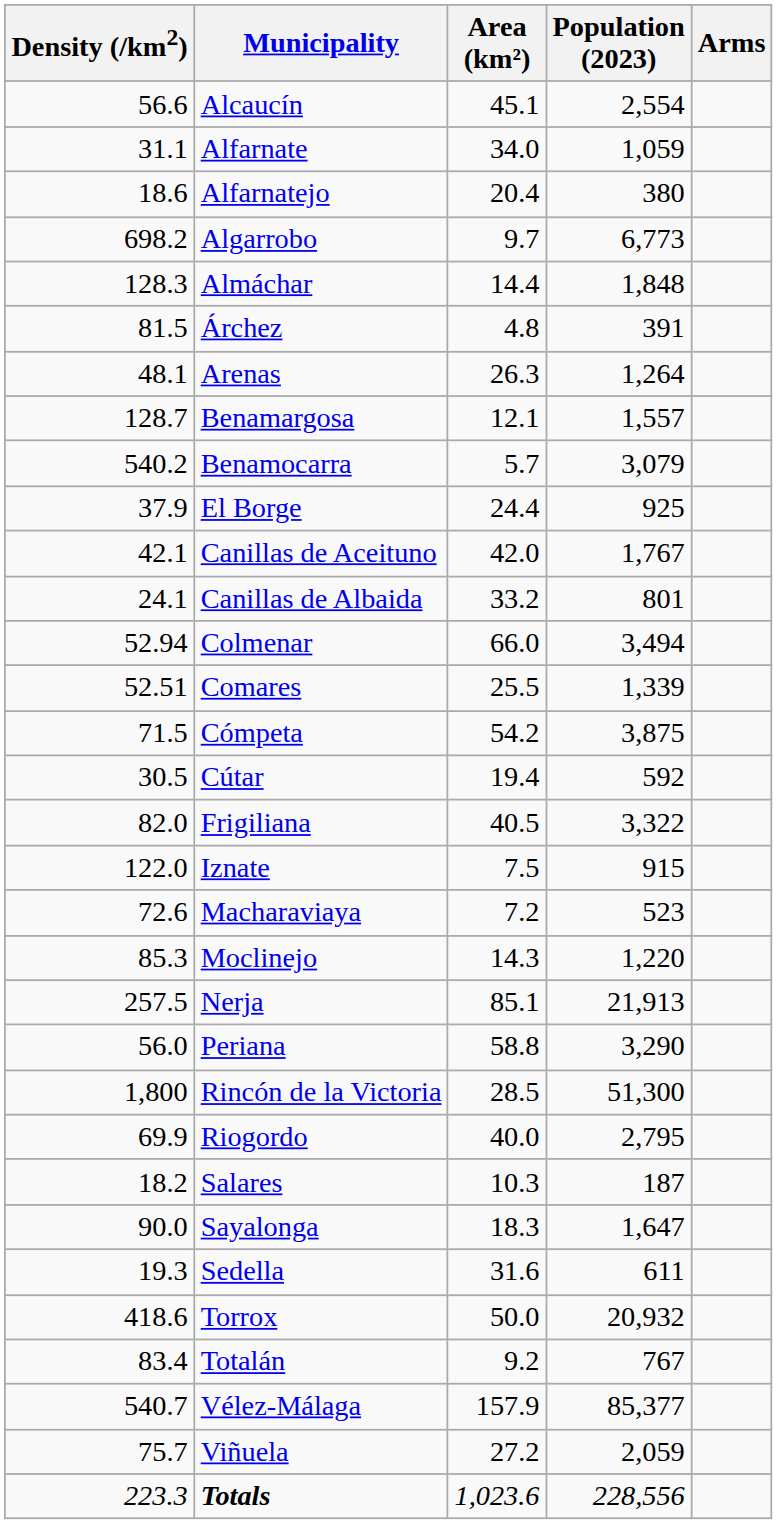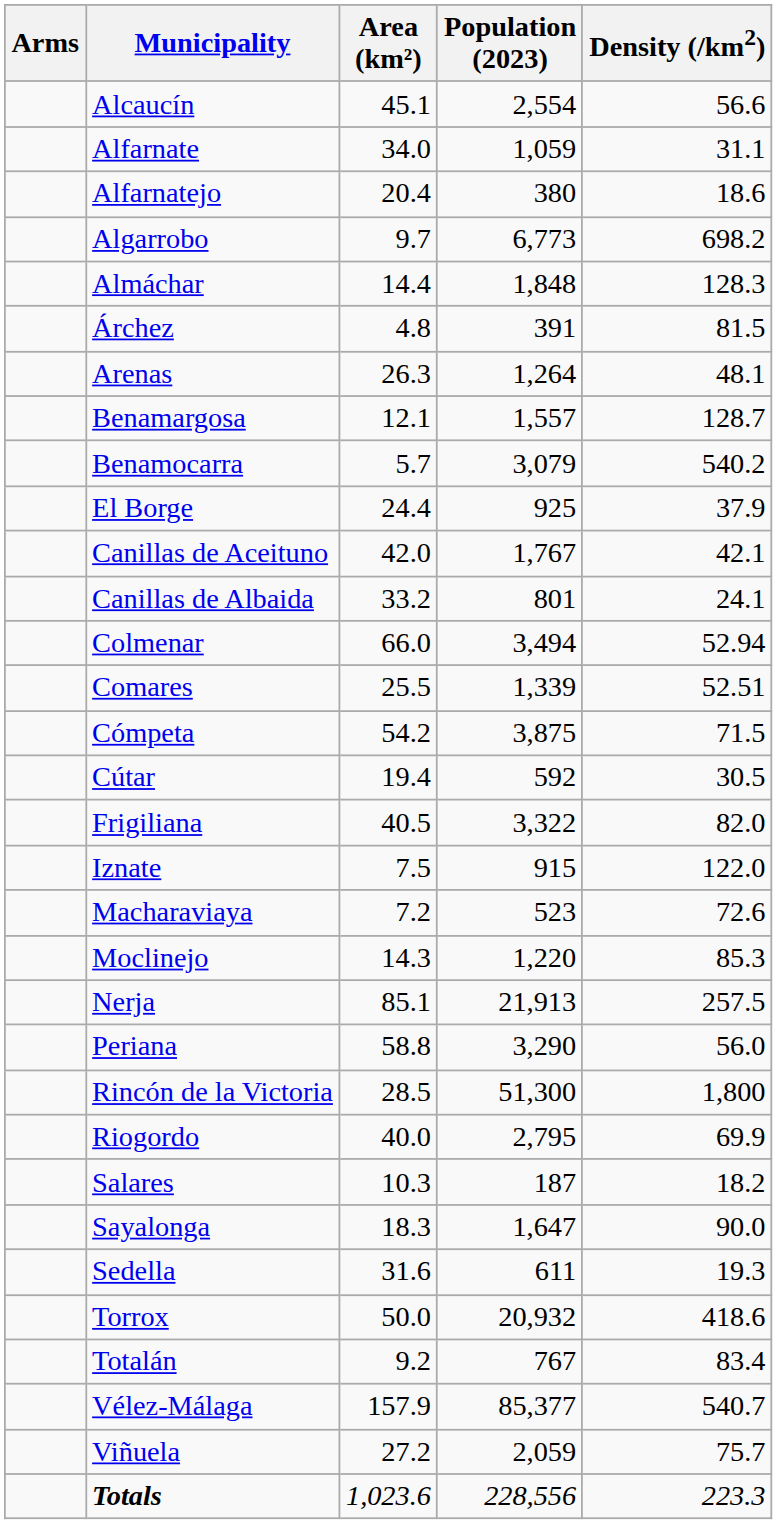columns swapped: (732, 42) <-> (100, 42)
